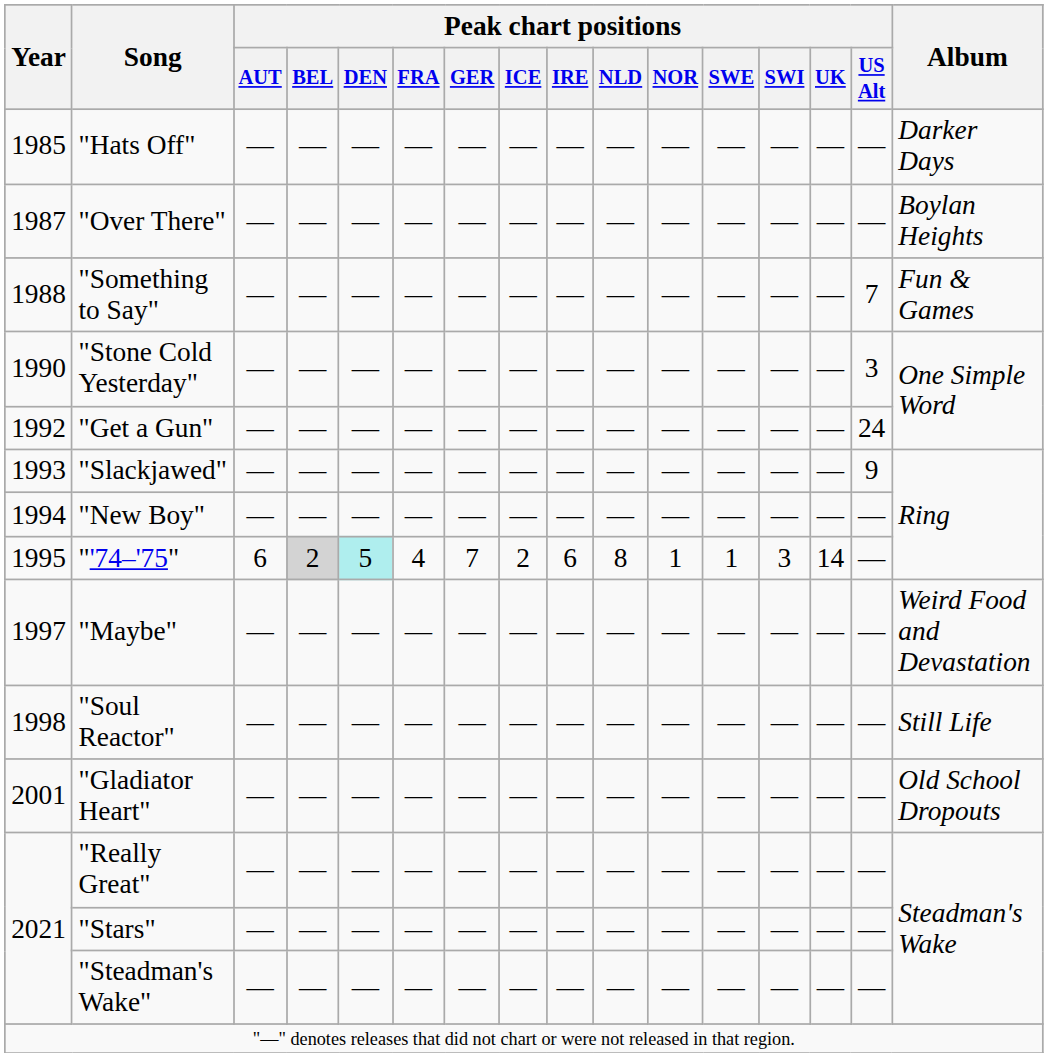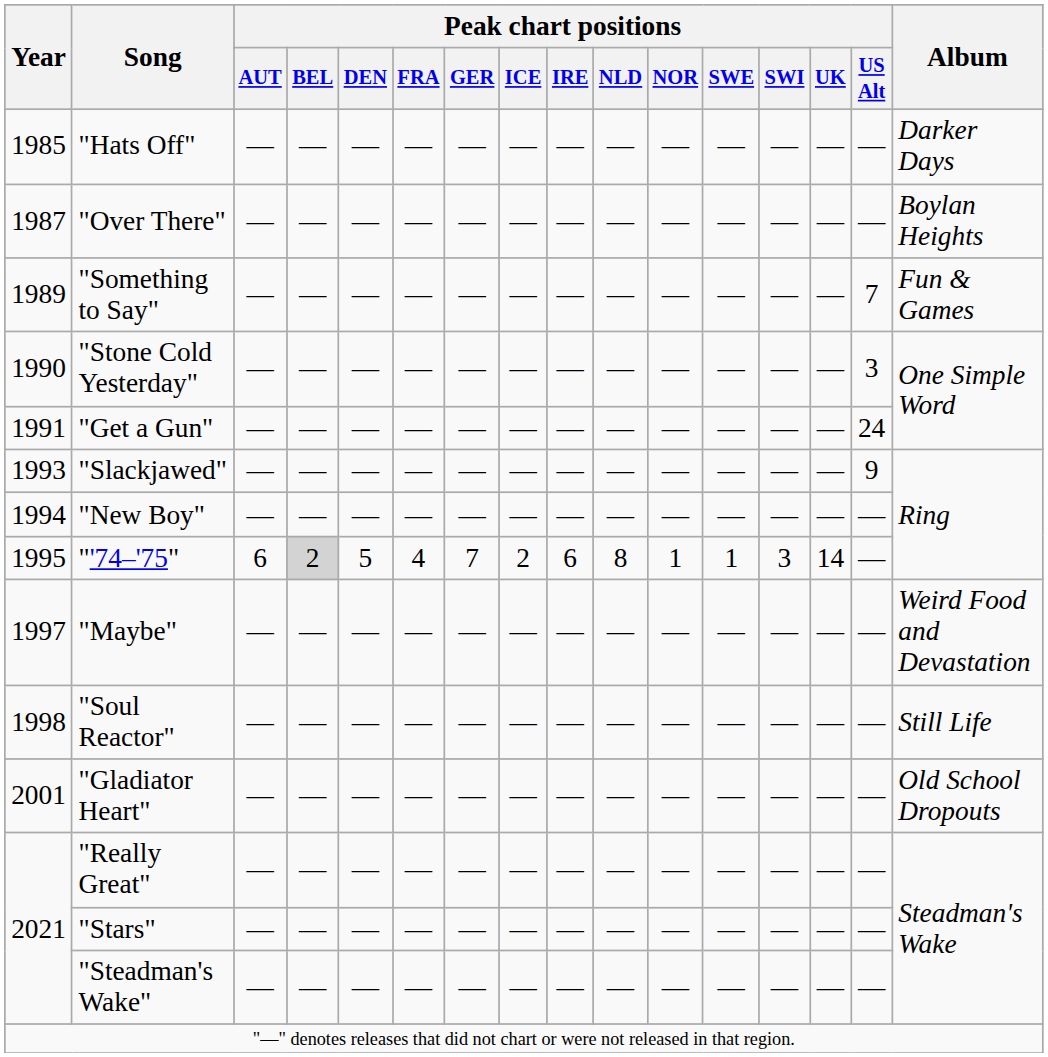(39, 294) 1988 -> (39, 294) 1989
(39, 427) 1992 -> (39, 427) 1991
(365, 557) paleturquoise background -> (365, 557) no background
